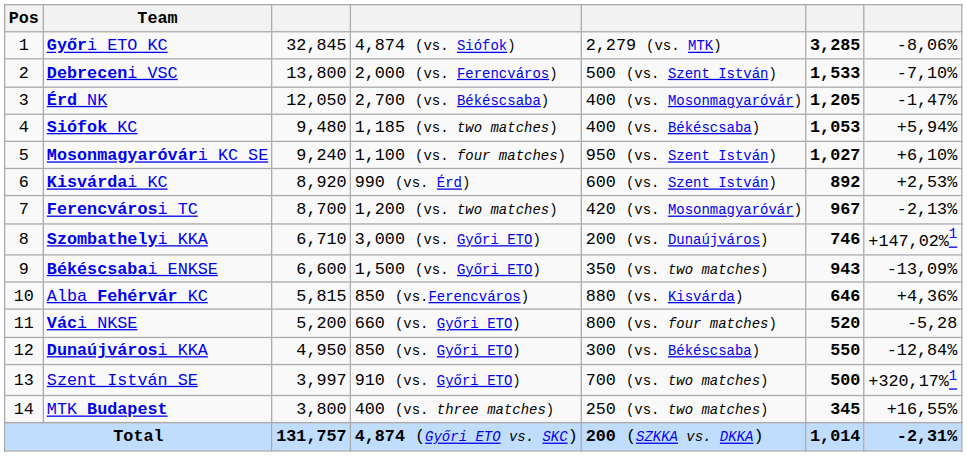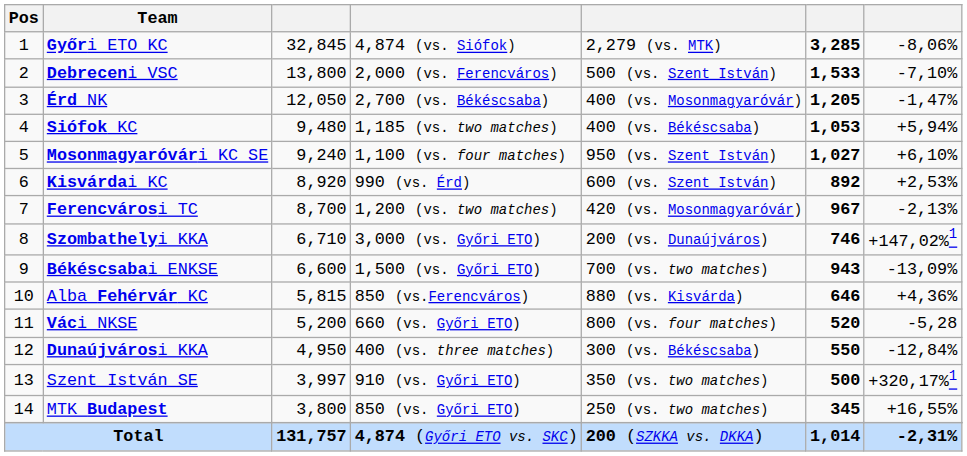(677, 269) 350 (vs. two matches) -> (677, 269) 700 (vs. two matches)
(438, 351) 850 (vs. Győri ETO) -> (454, 351) 400 (vs. three matches)
(677, 380) 700 (vs. two matches) -> (677, 380) 350 (vs. two matches)
(454, 410) 400 (vs. three matches) -> (438, 410) 850 (vs. Győri ETO)
